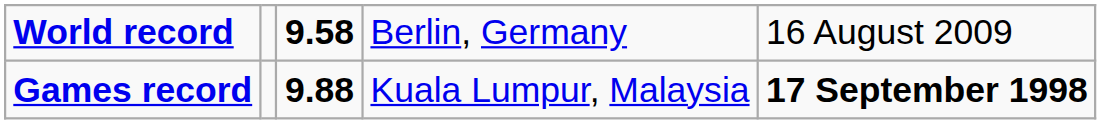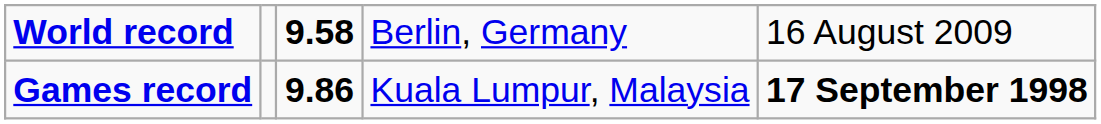(320, 88) 9.88 -> (320, 88) 9.86
